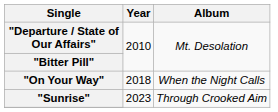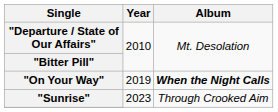(138, 80) 2018 -> (138, 80) 2019
(212, 80) normal -> (213, 80) bold
